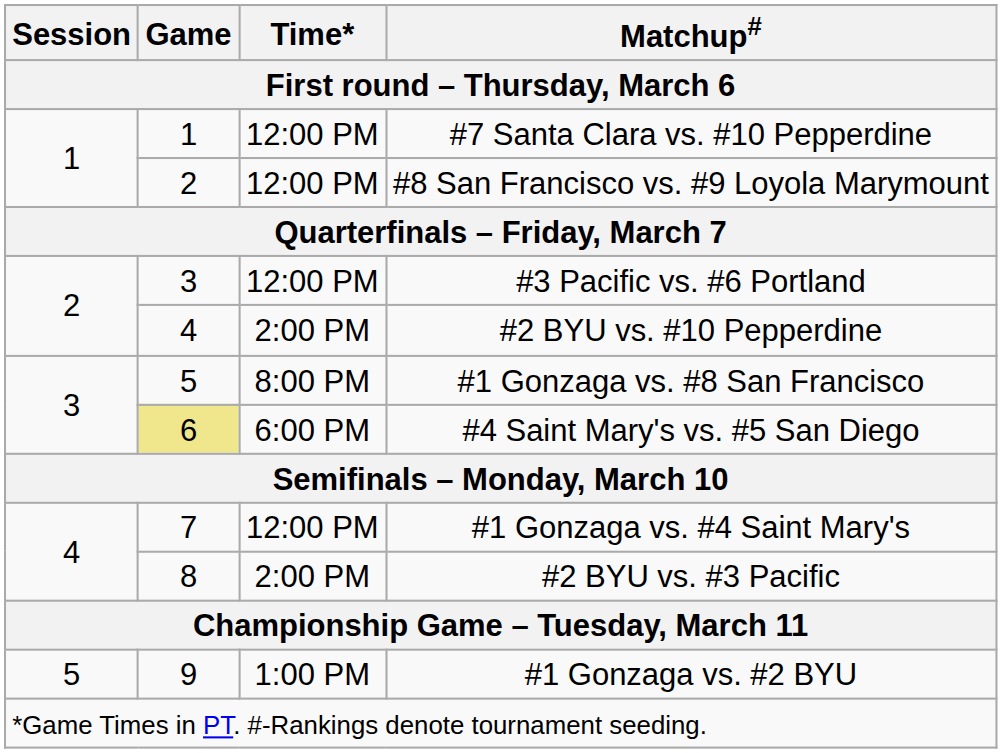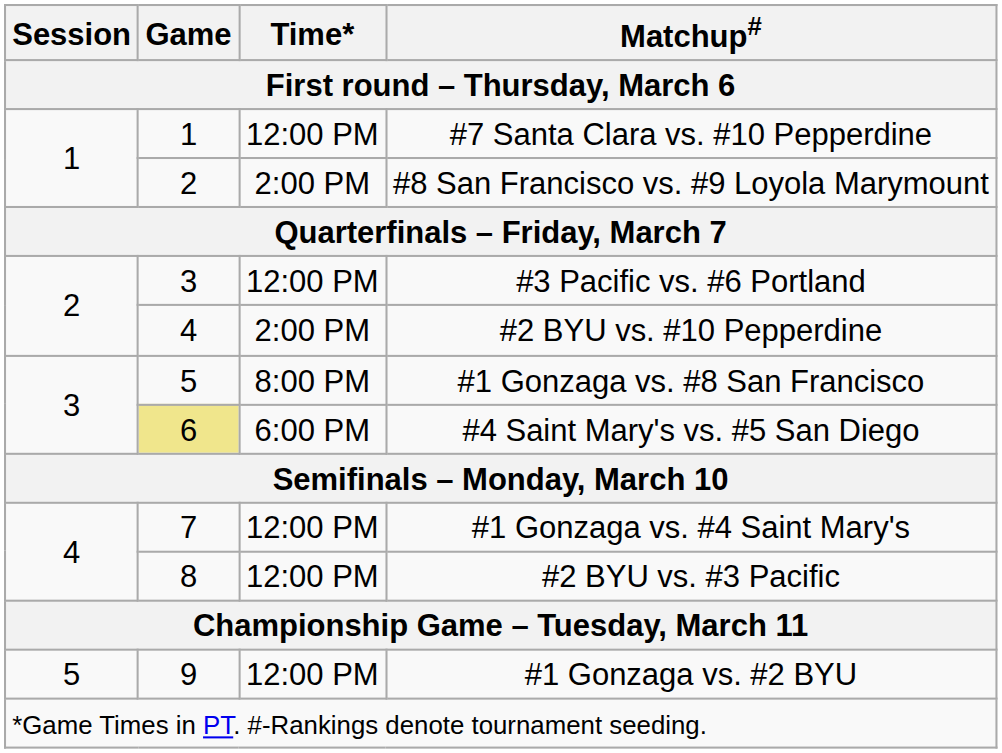(312, 183) 12:00 PM -> (312, 183) 2:00 PM
(312, 576) 2:00 PM -> (312, 576) 12:00 PM
(312, 674) 1:00 PM -> (312, 674) 12:00 PM
